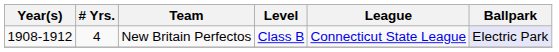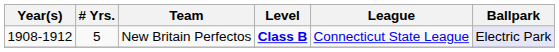(97, 37) 4 -> (97, 37) 5
(281, 37) normal -> (282, 37) bold
